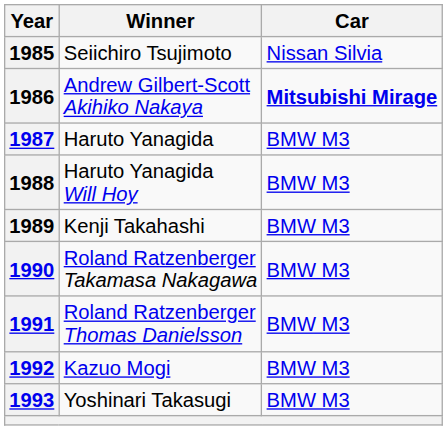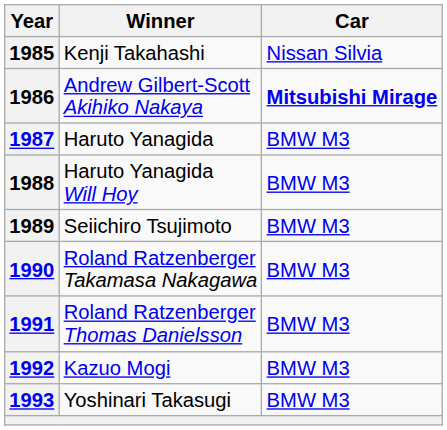(148, 53) Seiichiro Tsujimoto -> (134, 53) Kenji Takahashi
(134, 226) Kenji Takahashi -> (148, 226) Seiichiro Tsujimoto
